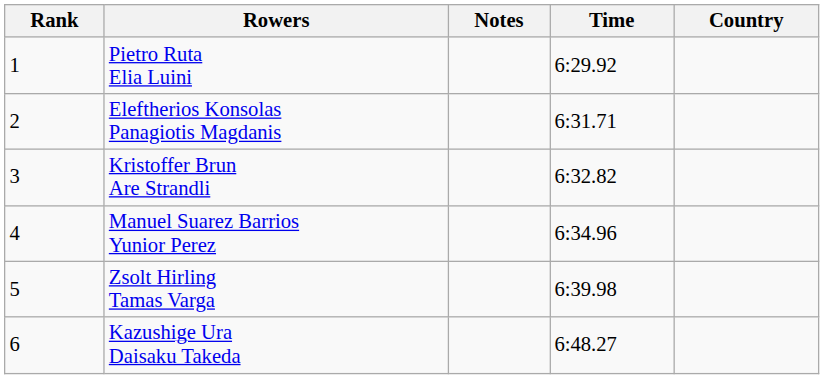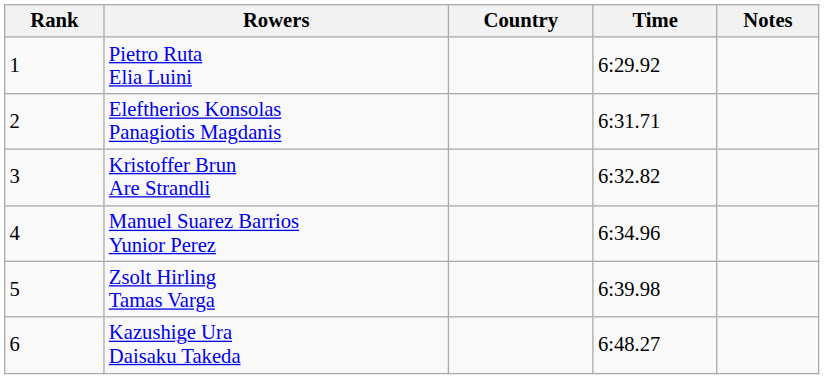columns swapped: (746, 20) <-> (499, 20)
